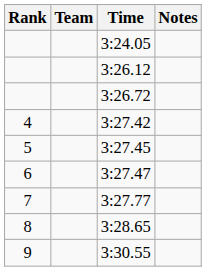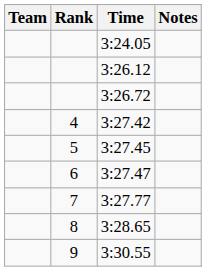columns swapped: (28, 17) <-> (74, 17)
